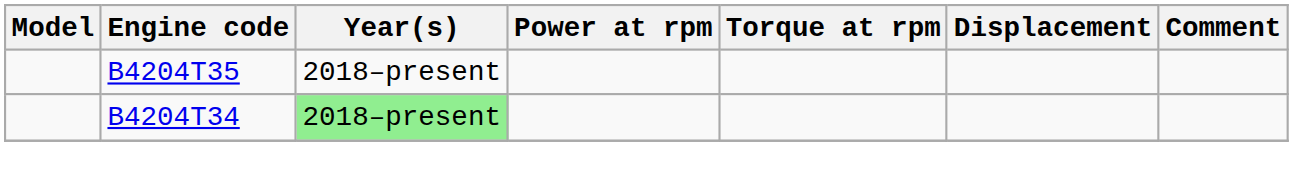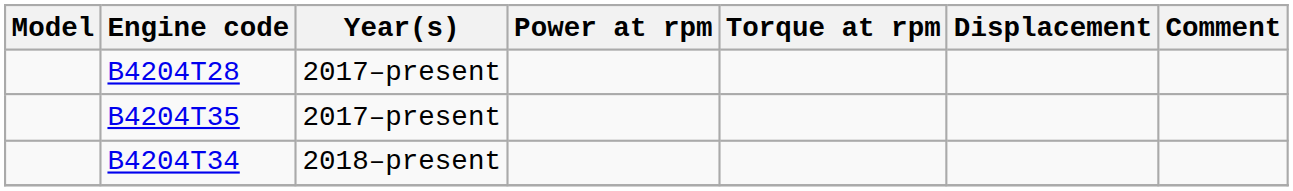+ row: (174, 72)
(402, 72) 2018–present -> (402, 117) 2017–present
(402, 117) lightgreen background -> (402, 162) no background
